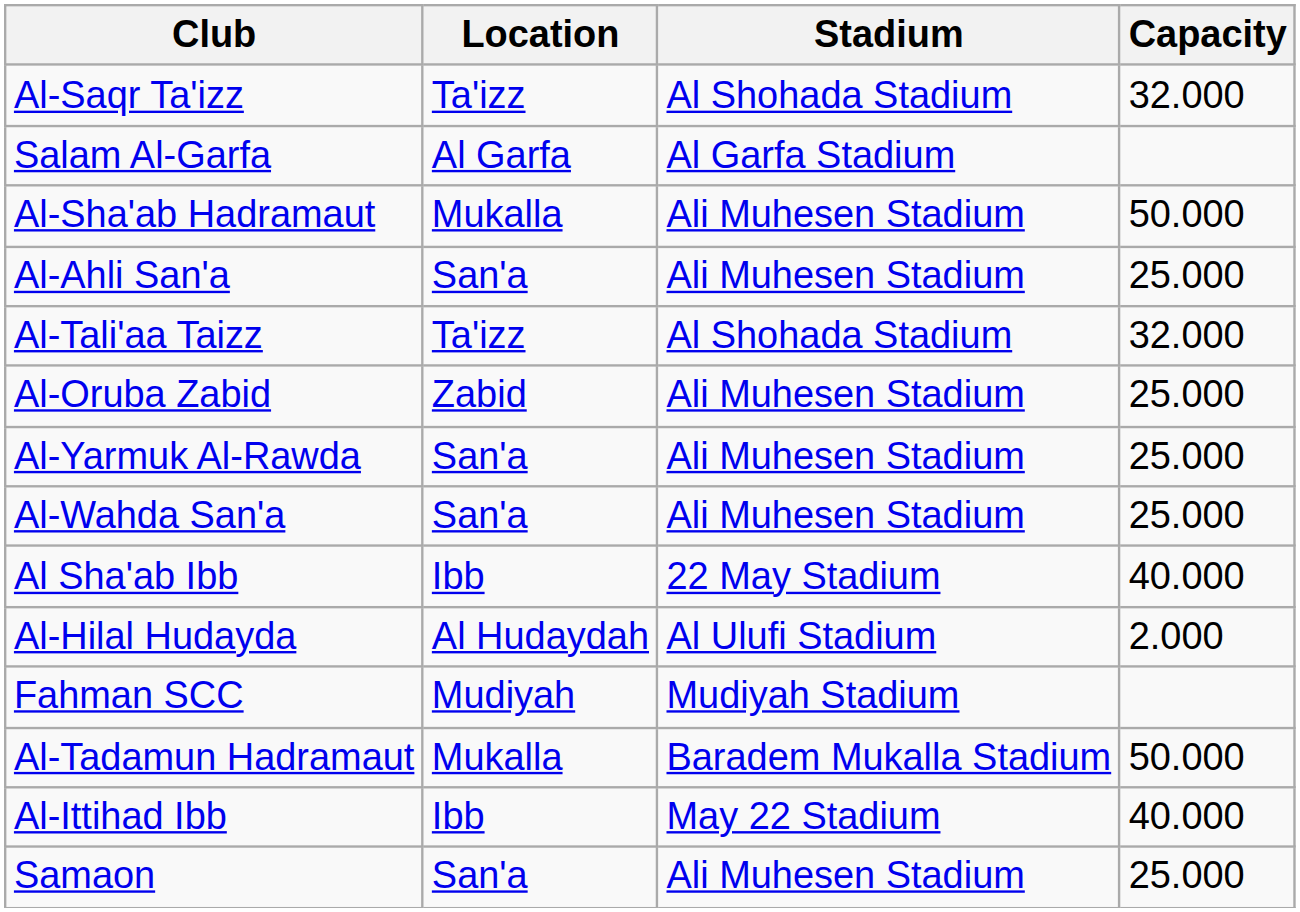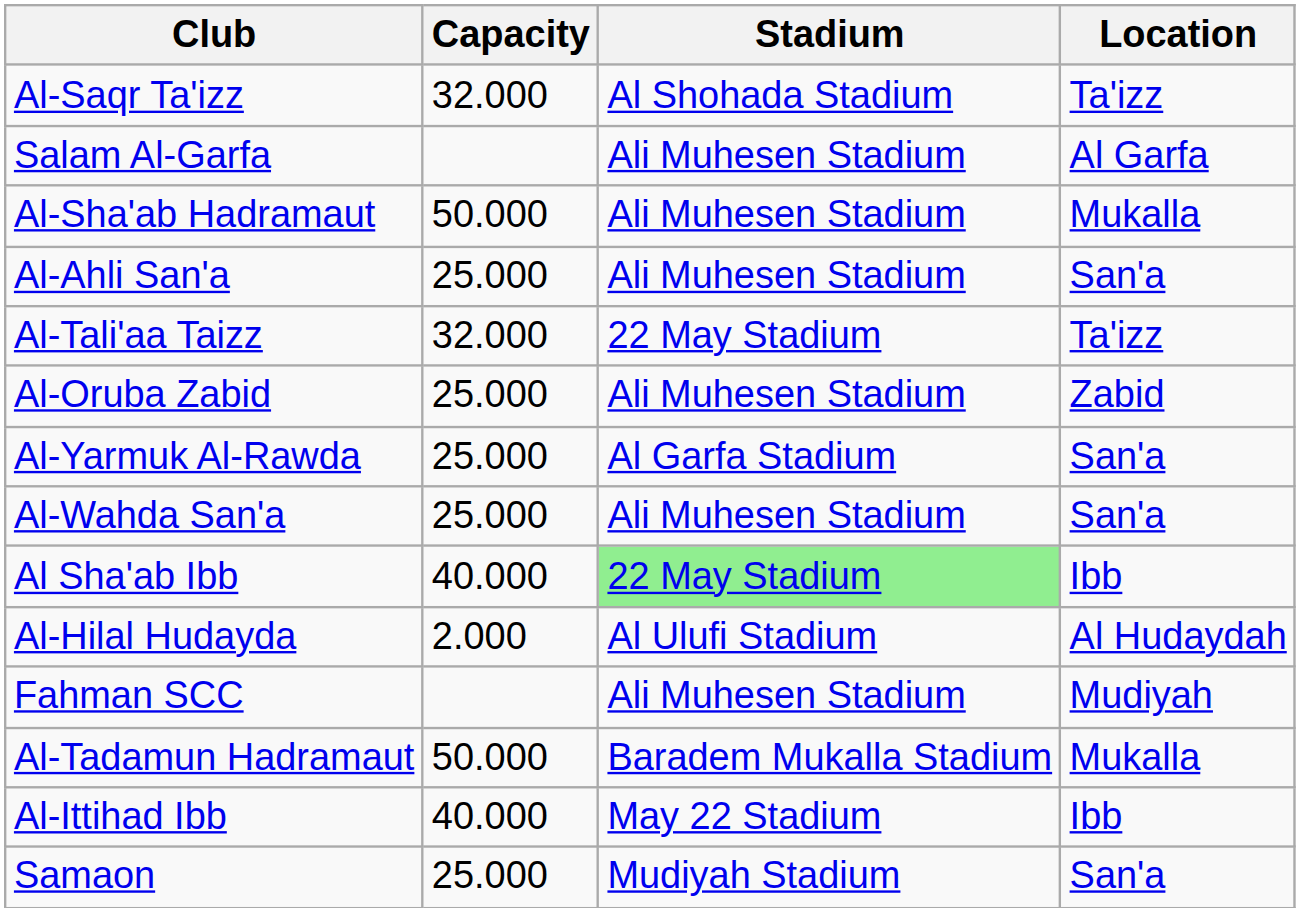columns swapped: (540, 34) <-> (1208, 34)
(811, 154) Al Garfa Stadium -> (787, 154) Ali Muhesen Stadium
(839, 335) Al Shohada Stadium -> (744, 335) 22 May Stadium
(846, 455) Ali Muhesen Stadium -> (752, 455) Al Garfa Stadium
(803, 575) no background -> (744, 575) lightgreen background
(813, 696) Mudiyah Stadium -> (787, 696) Ali Muhesen Stadium
(846, 876) Ali Muhesen Stadium -> (754, 876) Mudiyah Stadium
